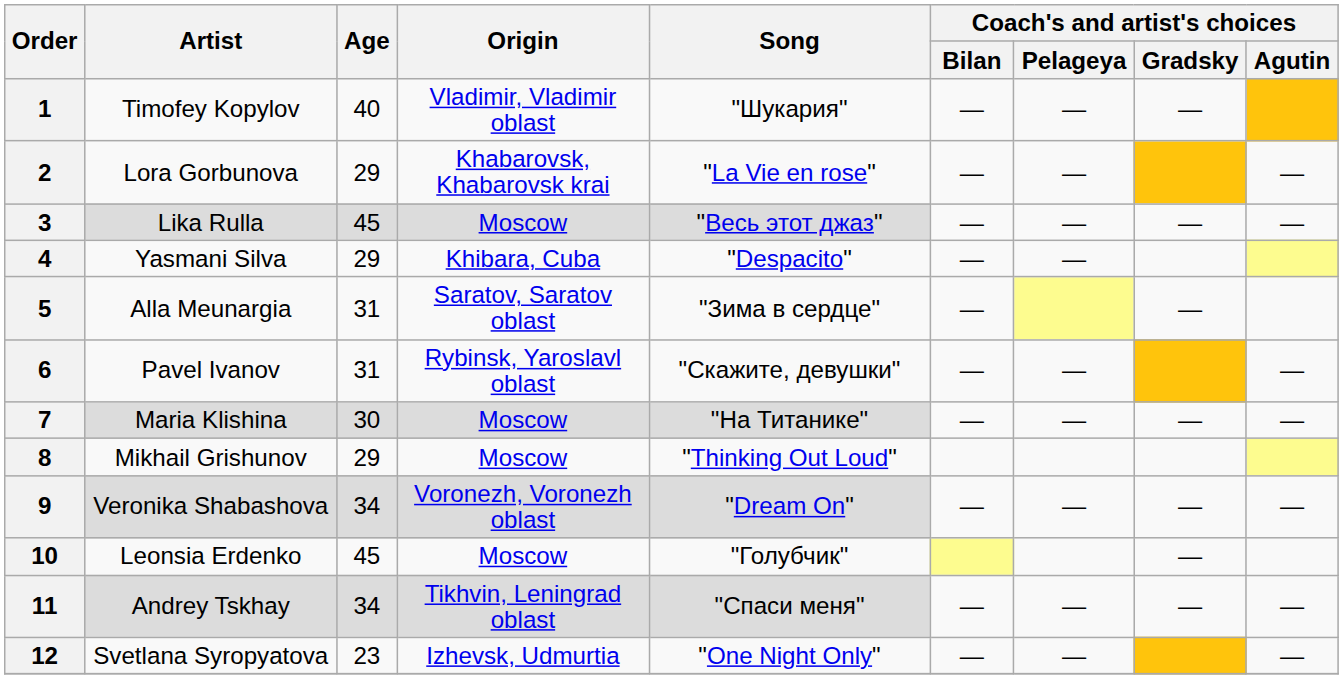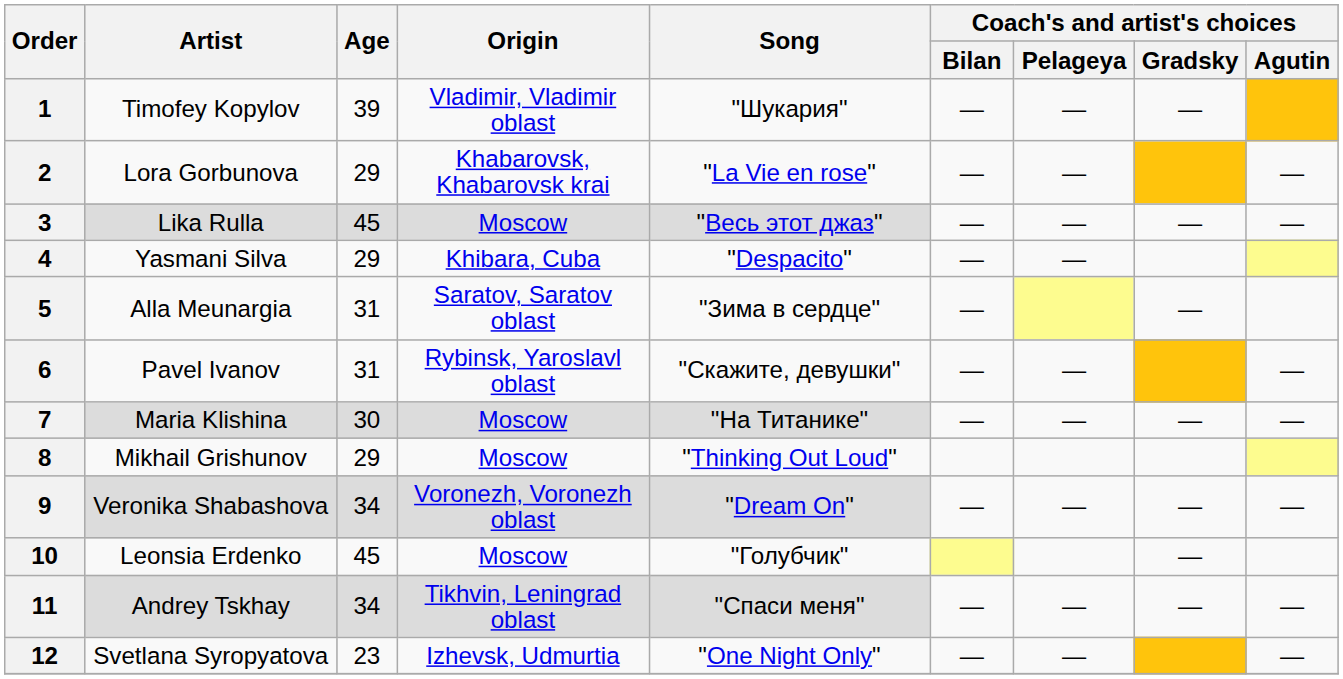(367, 110) 40 -> (367, 110) 39
